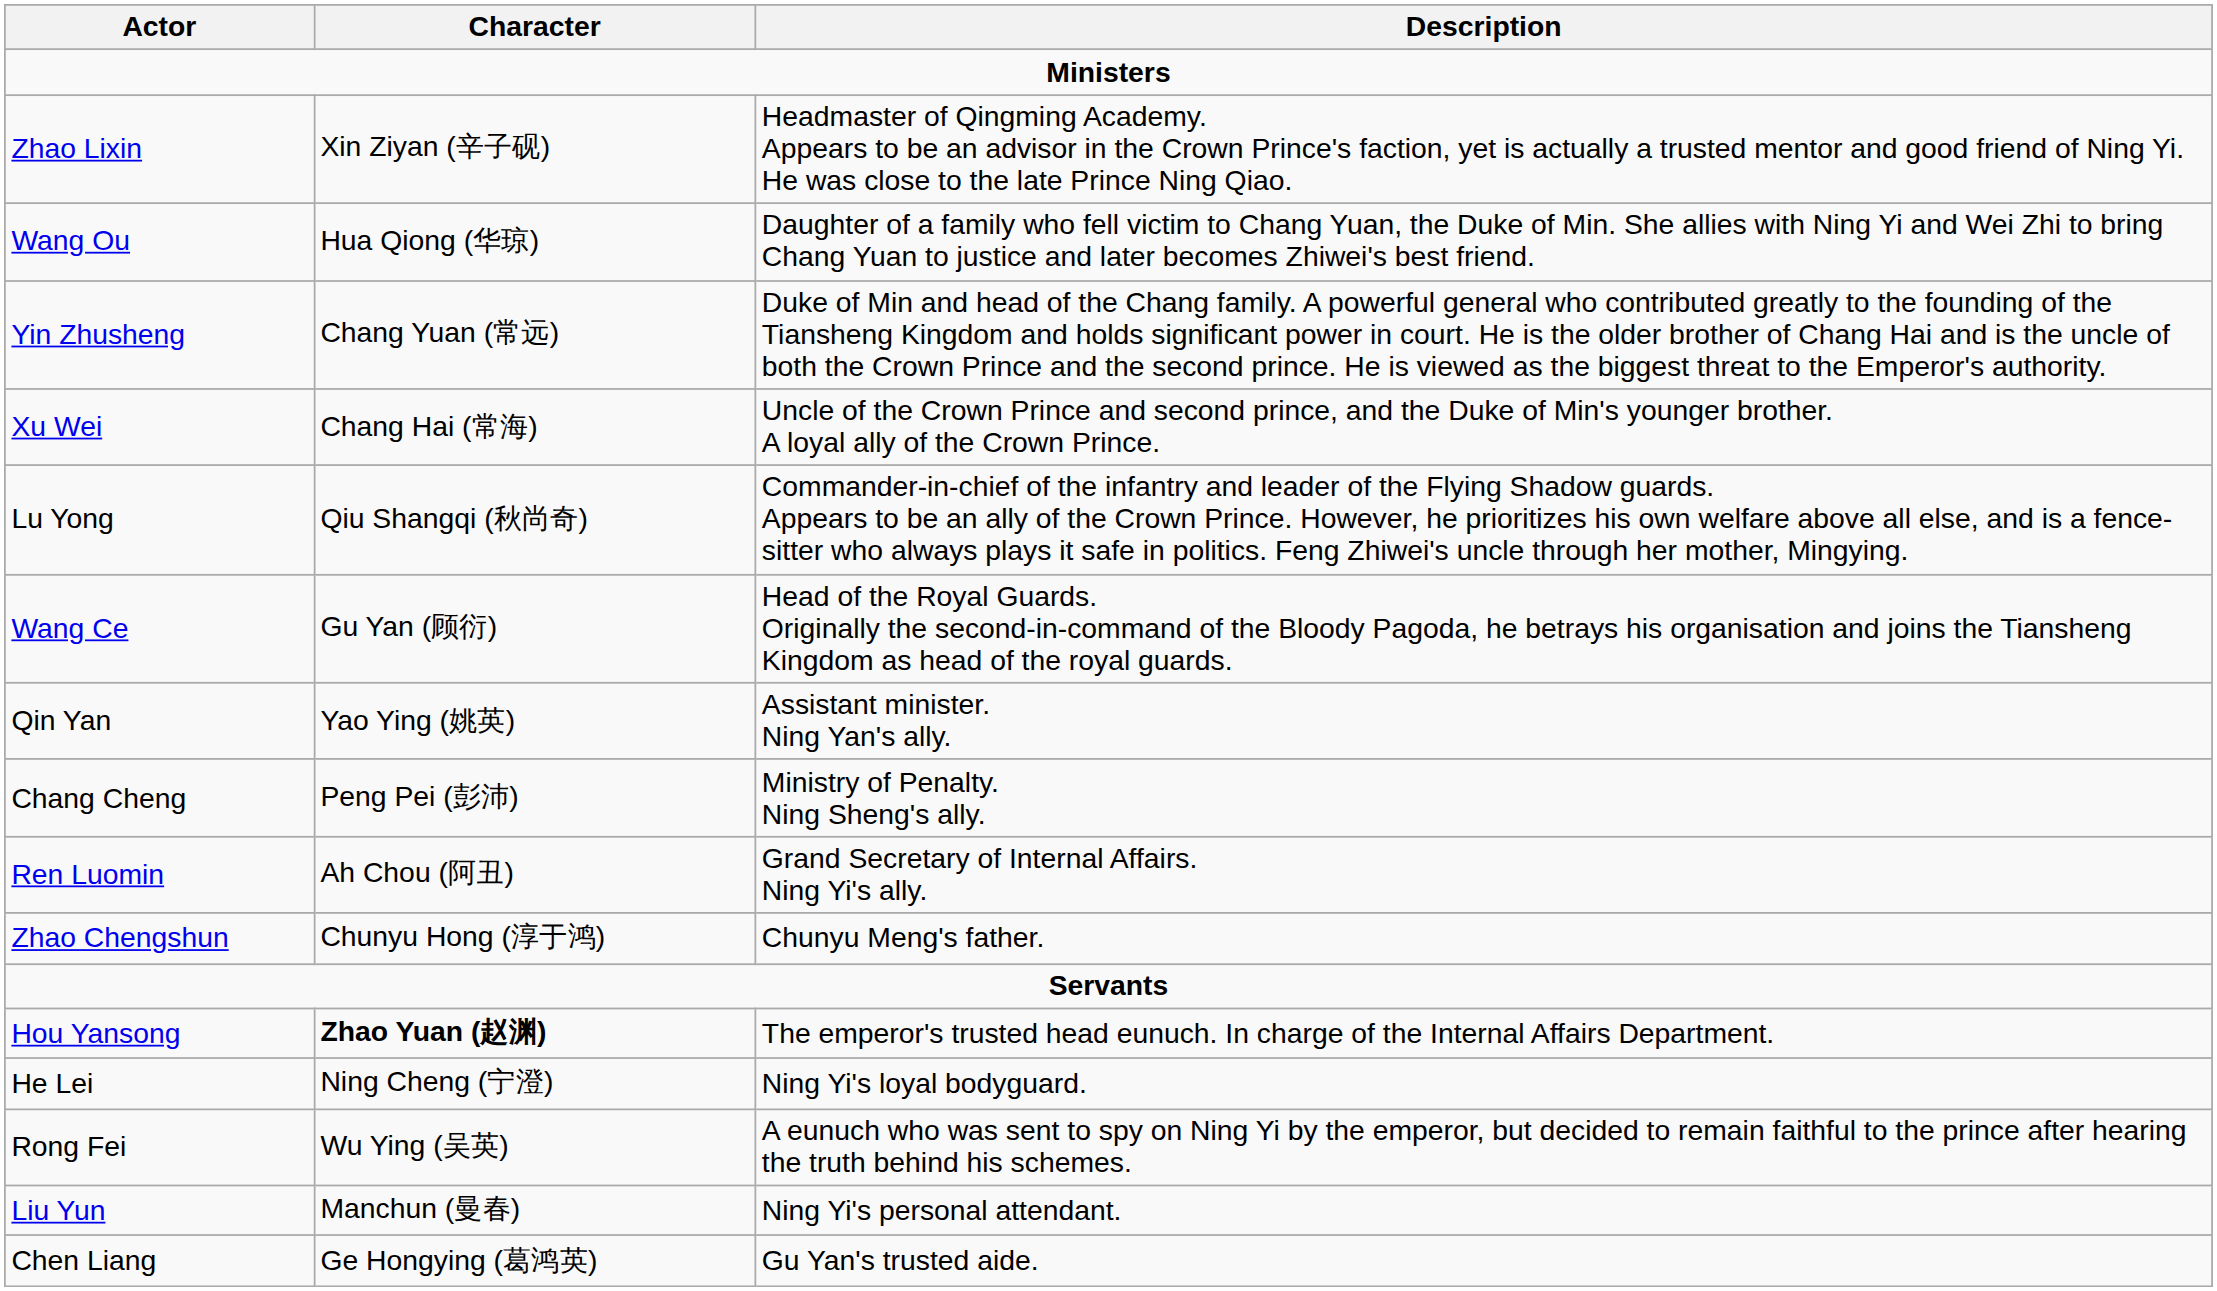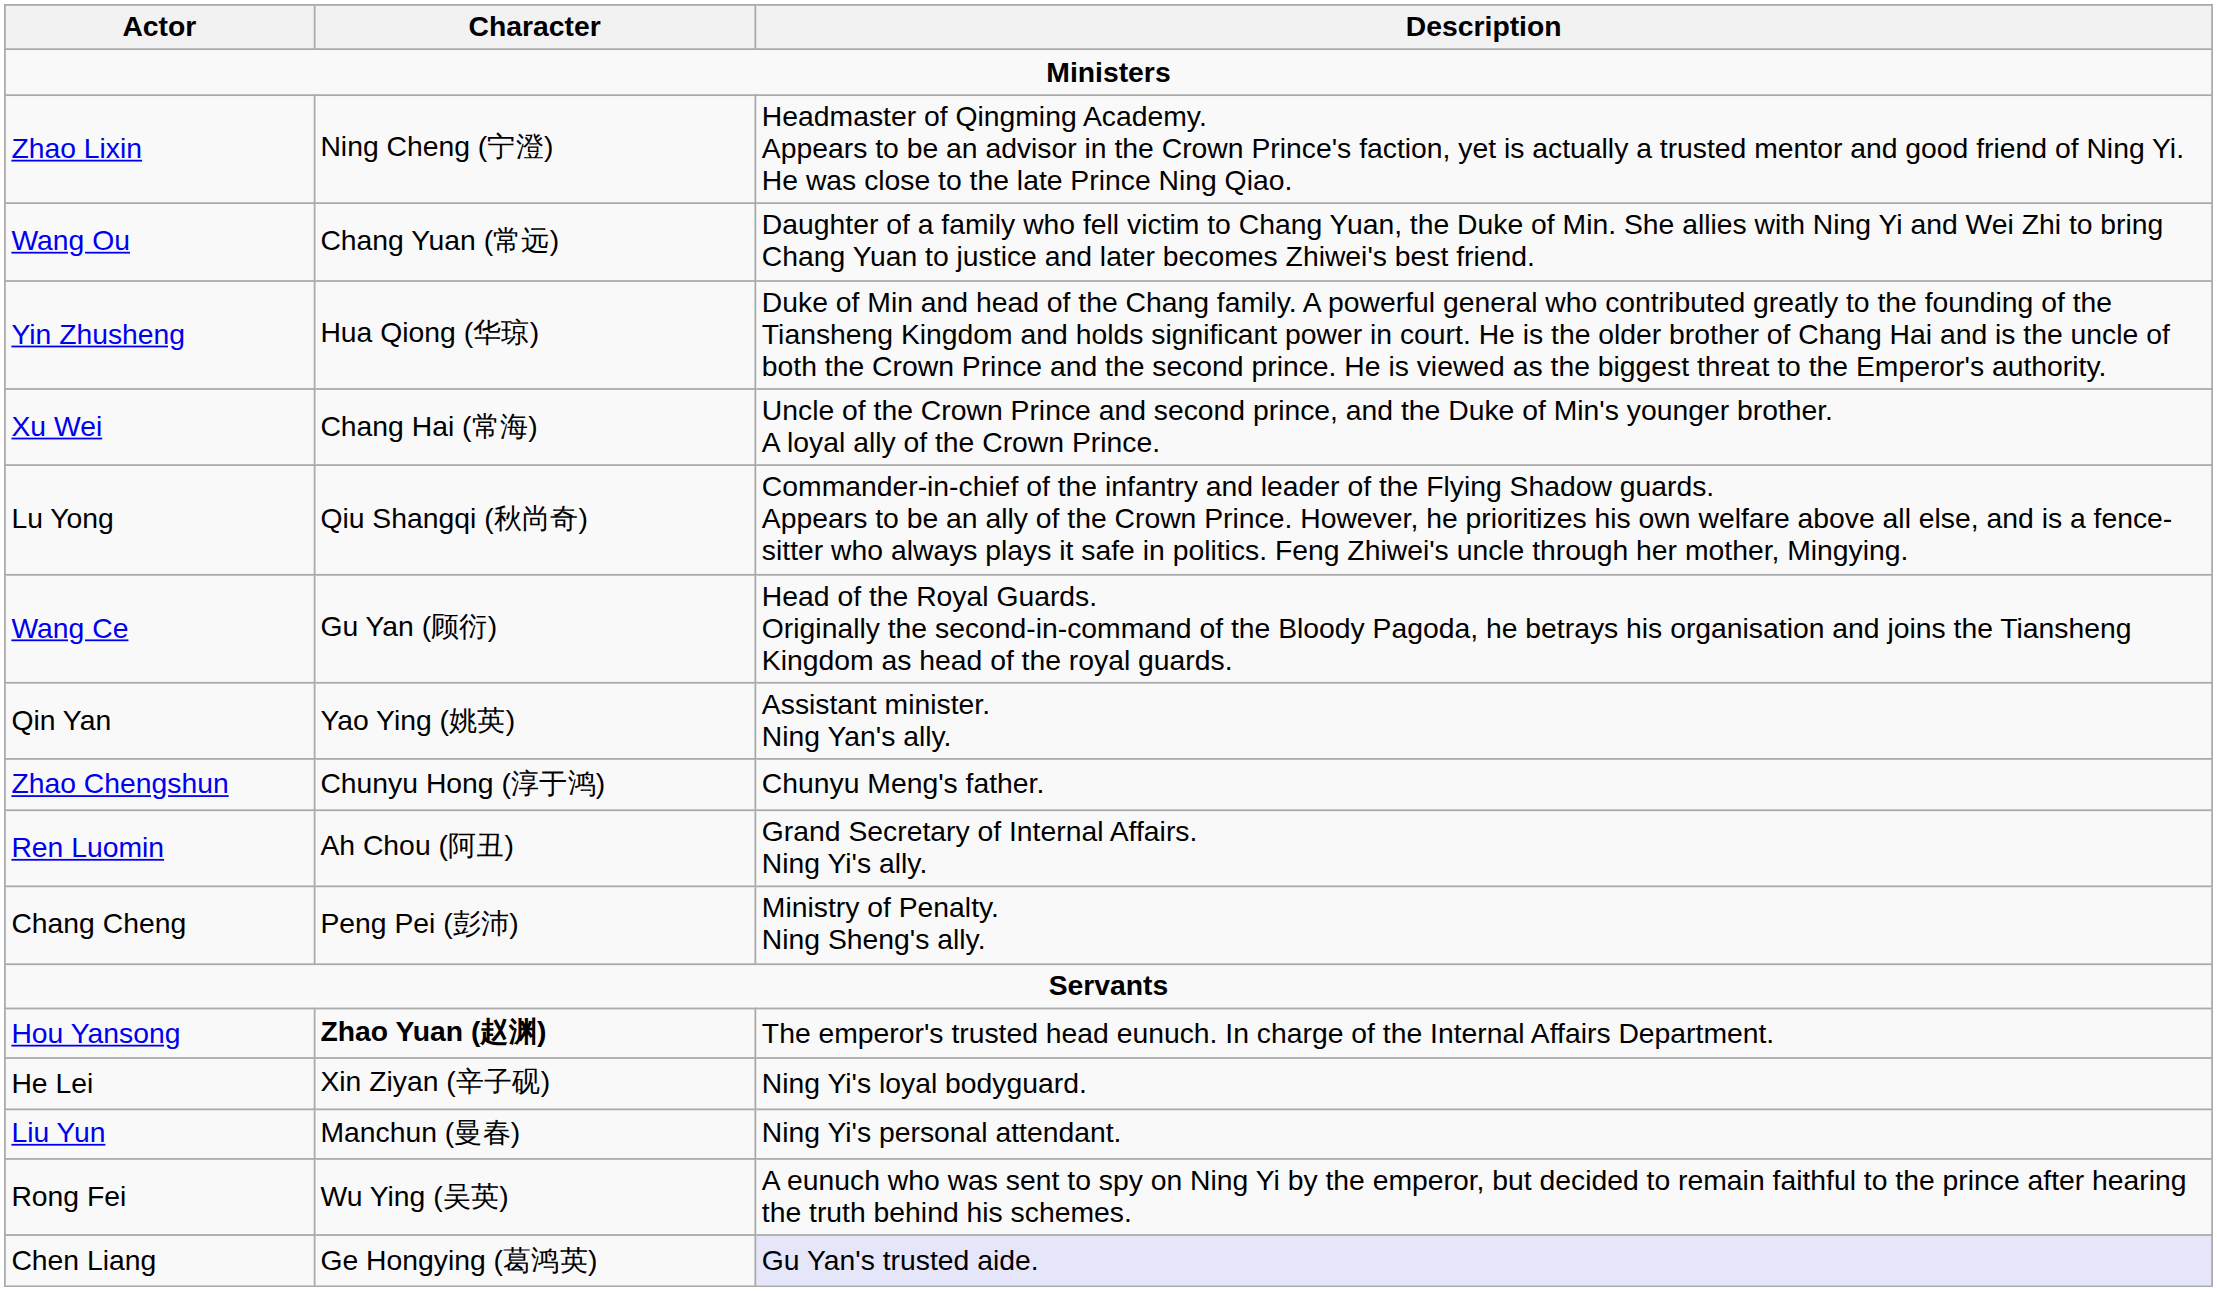(435, 147) Xin Ziyan (辛子砚) -> (437, 147) Ning Cheng (宁澄)
(430, 240) Hua Qiong (华琼) -> (440, 240) Chang Yuan (常远)
(440, 333) Chang Yuan (常远) -> (430, 333) Hua Qiong (华琼)
rows swapped: (99, 797) <-> (120, 937)
(437, 1082) Ning Cheng (宁澄) -> (435, 1082) Xin Ziyan (辛子砚)
rows swapped: (58, 1210) <-> (69, 1146)
(900, 1260) no background -> (900, 1260) lavender background
